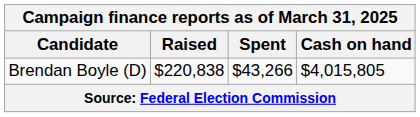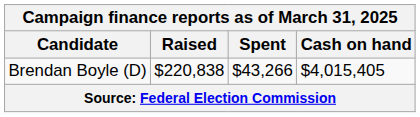(343, 71) $4,015,805 -> (343, 71) $4,015,405
